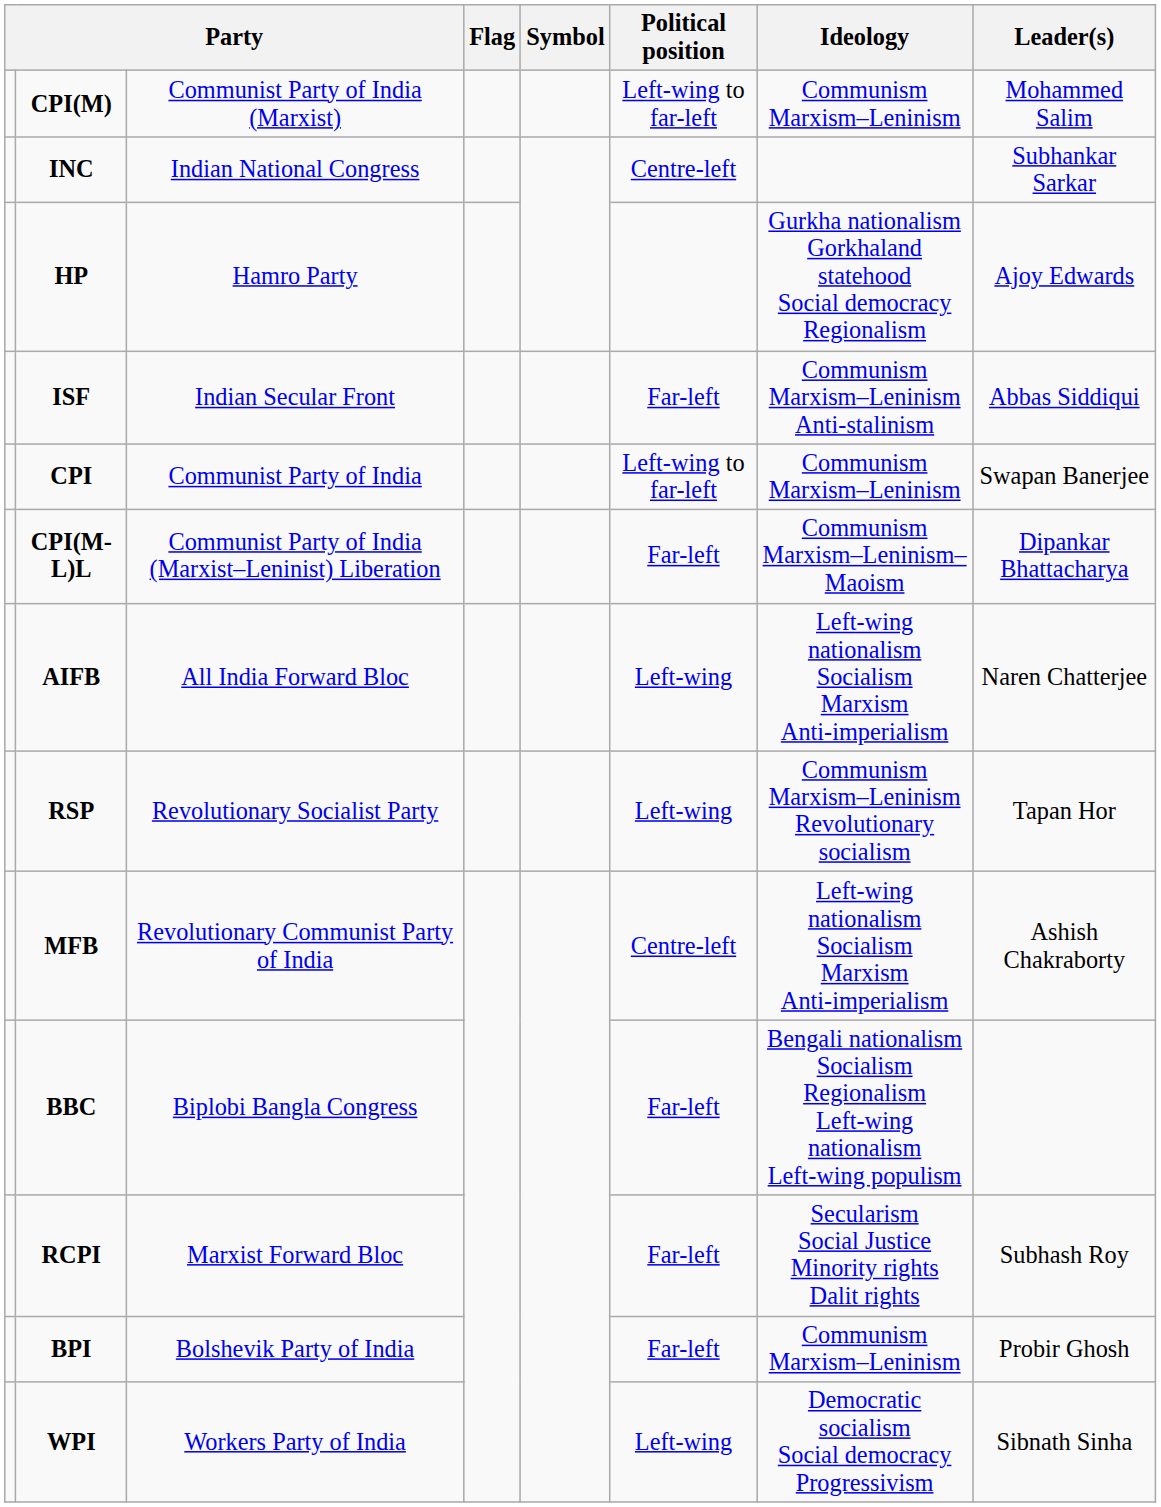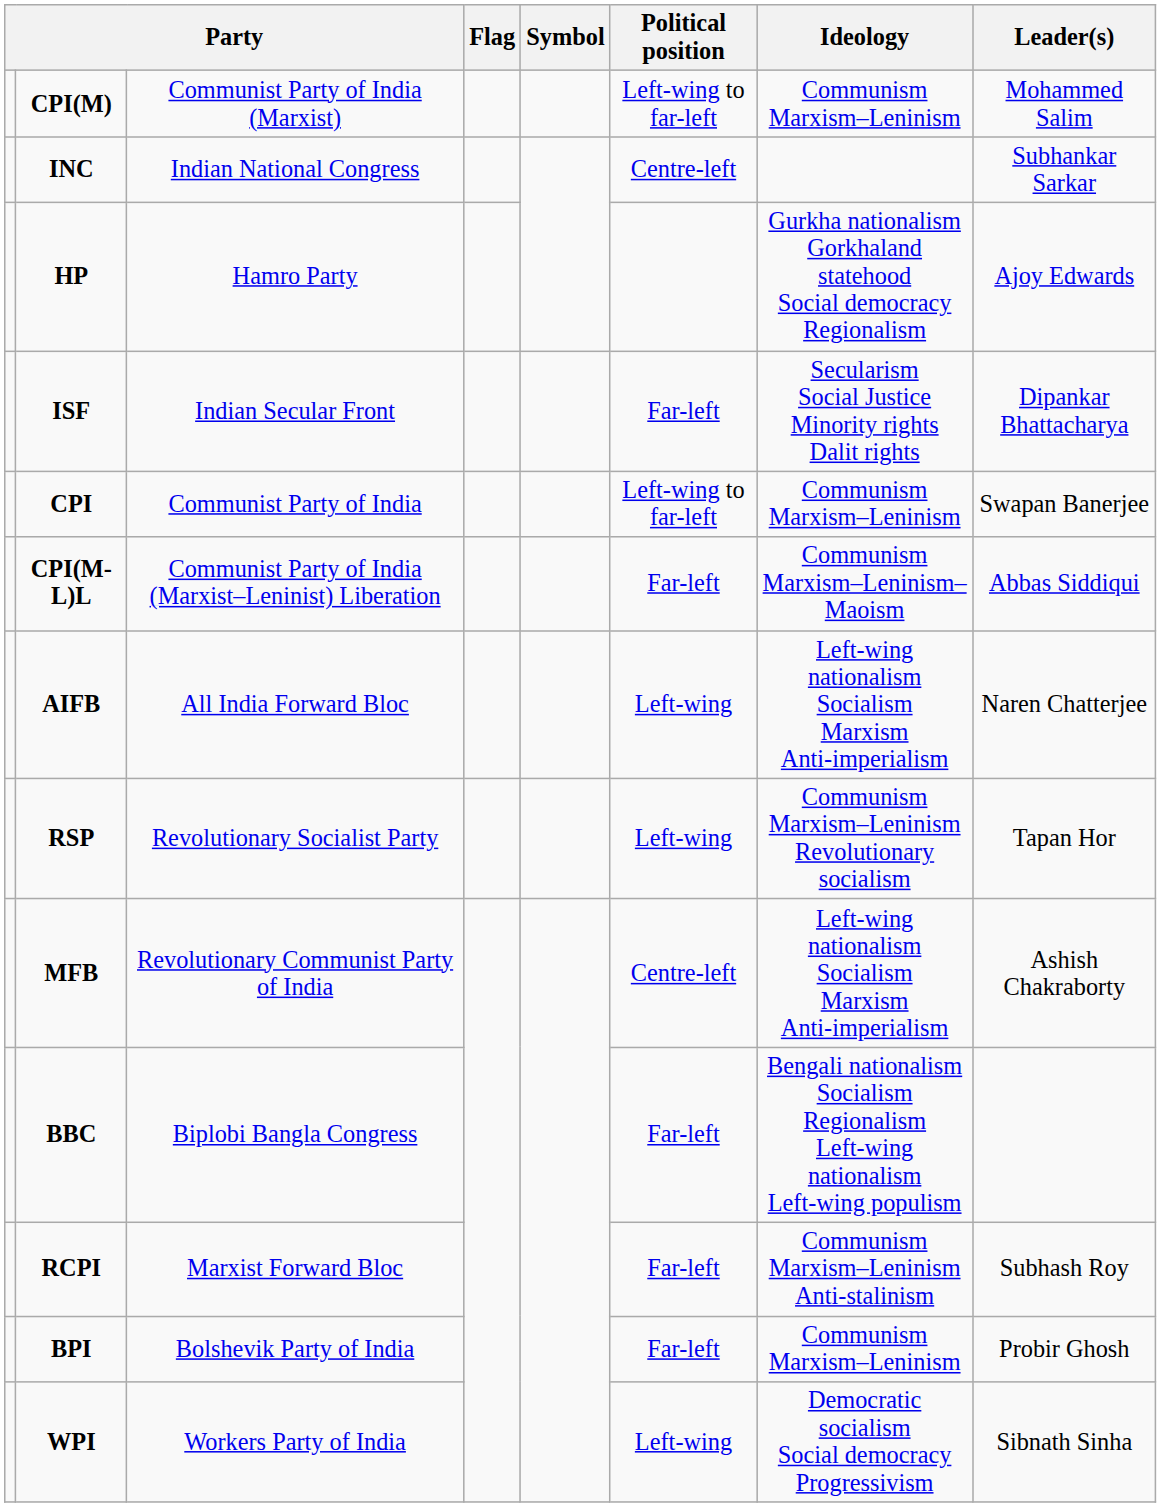(865, 396) Communism Marxism–Leninism Anti-stalinism -> (865, 410) Secularism Social Justice Minority rights Dalit rights
(1064, 396) Abbas Siddiqui -> (1064, 410) Dipankar Bhattacharya
(1064, 556) Dipankar Bhattacharya -> (1064, 583) Abbas Siddiqui
(865, 1255) Secularism Social Justice Minority rights Dalit rights -> (865, 1268) Communism Marxism–Leninism Anti-stalinism
